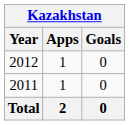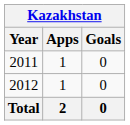rows swapped: (24, 85) <-> (24, 62)
